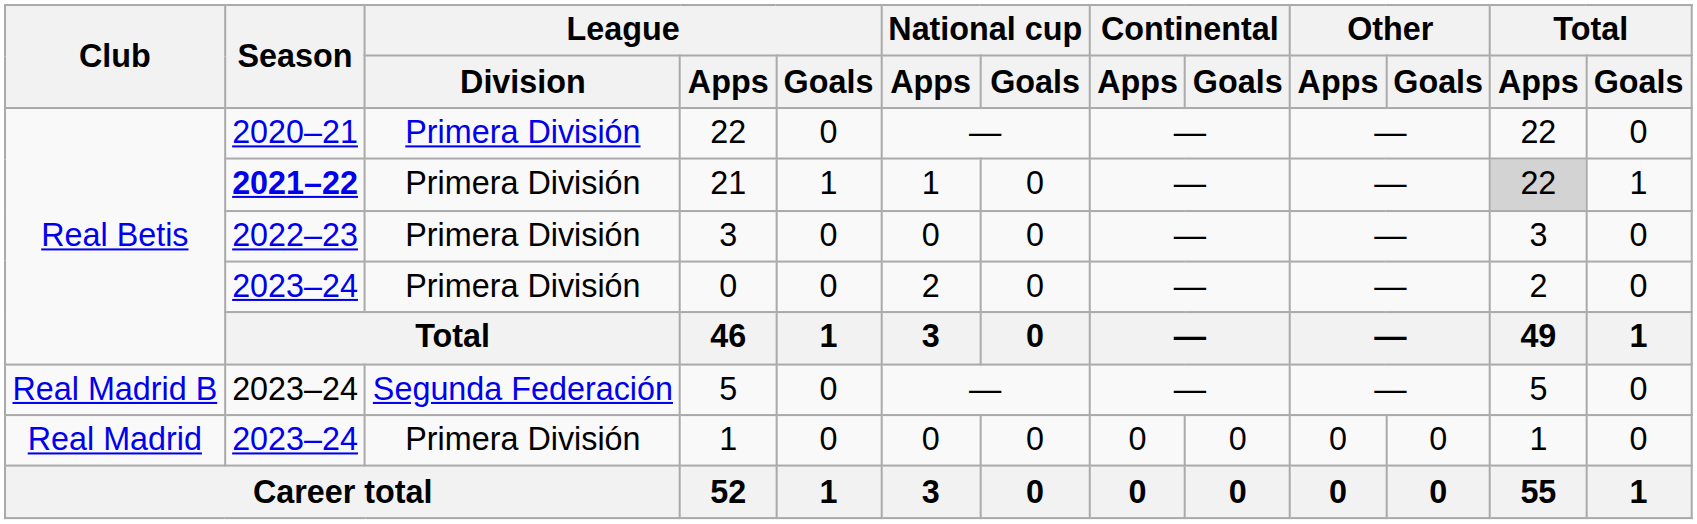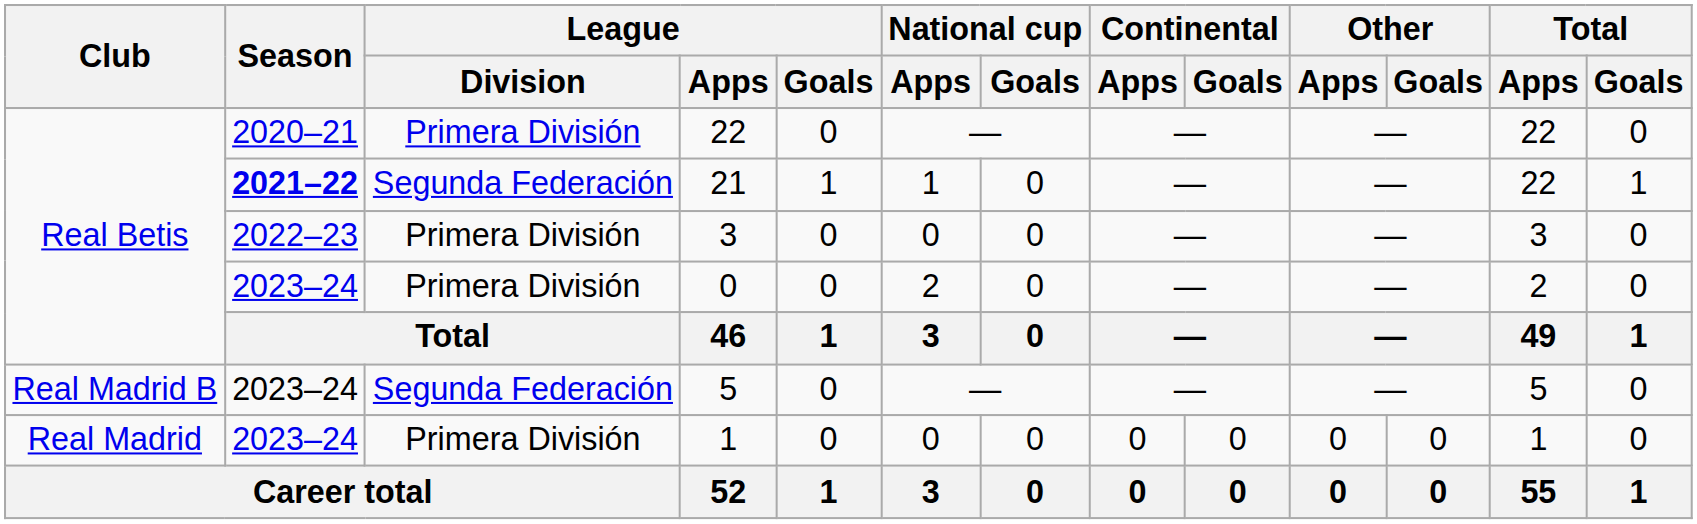(523, 183) Primera División -> (523, 183) Segunda Federación
(1538, 183) lightgrey background -> (1538, 183) no background
